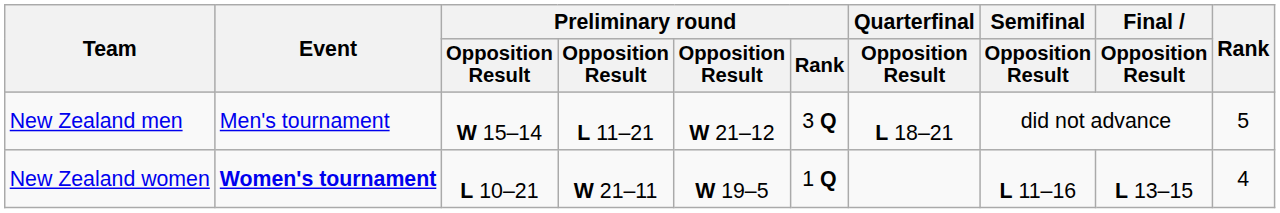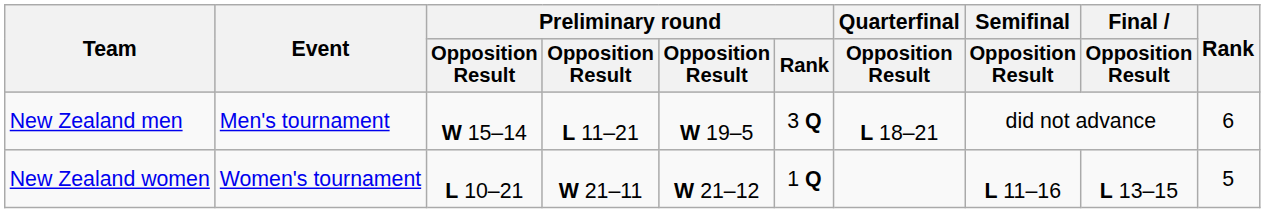(732, 133) W 21–12 -> (717, 133) W 19–5
(1243, 121) 5 -> (1228, 121) 6
(328, 179) bold -> (320, 179) normal
(732, 191) W 19–5 -> (717, 191) W 21–12
(1243, 179) 4 -> (1228, 179) 5
